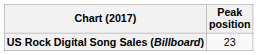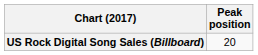(230, 42) 23 -> (230, 42) 20
